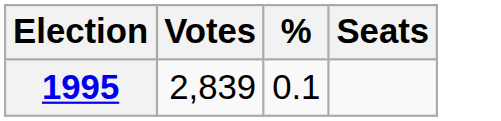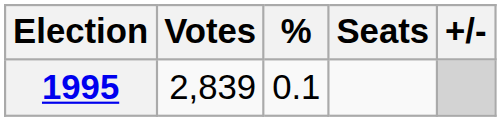+ column: (466, 32)
